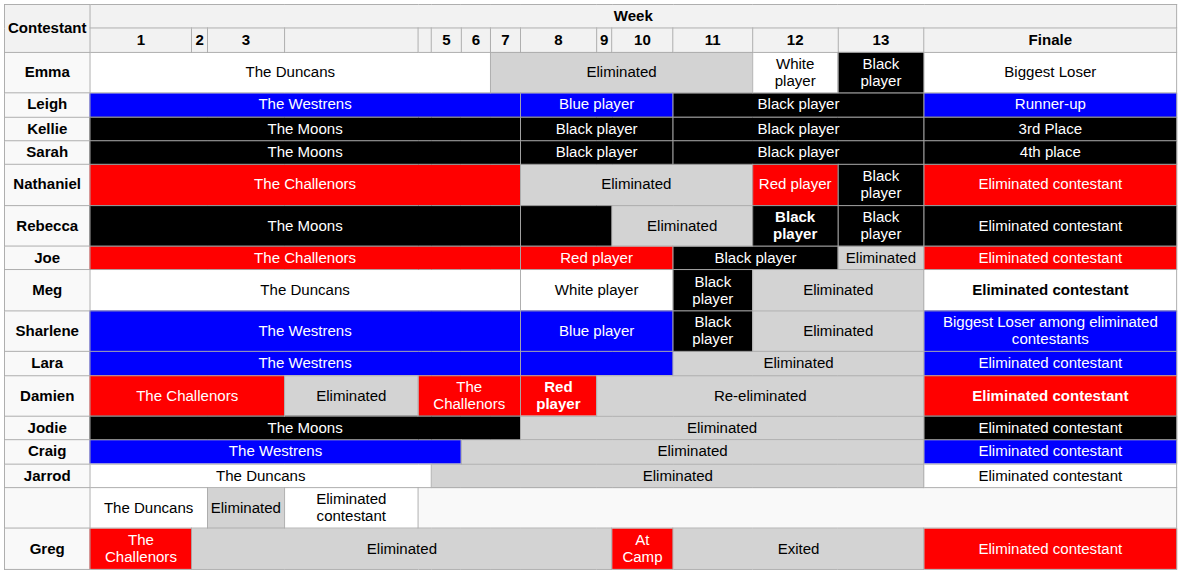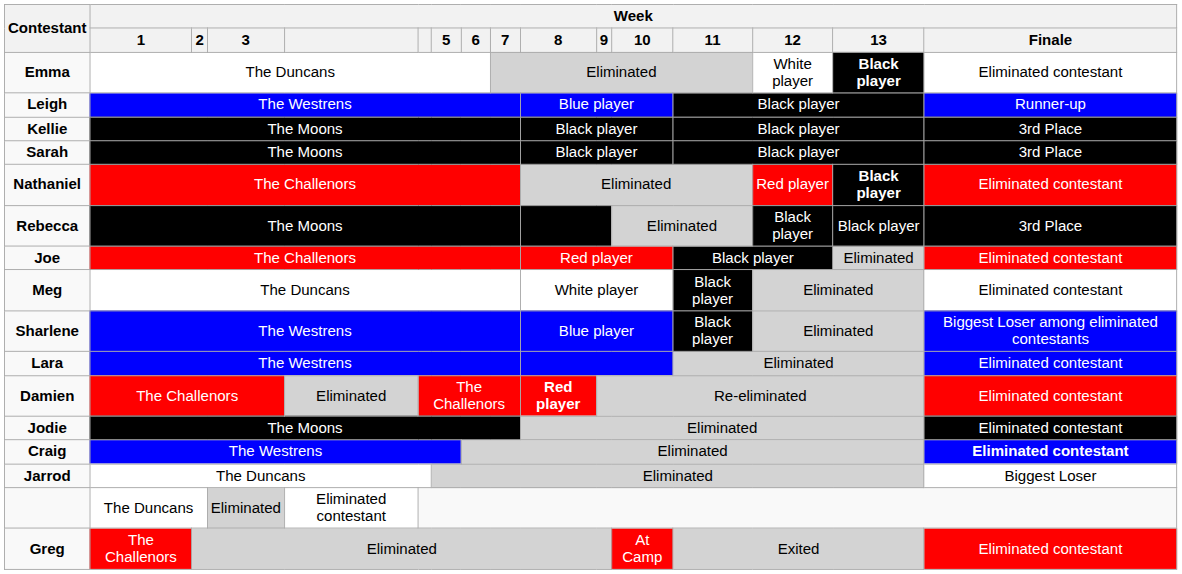(881, 72) normal -> (879, 72) bold
(1050, 72) Biggest Loser -> (1050, 72) Eliminated contestant
(1050, 152) 4th place -> (1050, 152) 3rd Place
(881, 184) normal -> (879, 184) bold
(795, 225) bold -> (793, 225) normal
(1050, 225) Eliminated contestant -> (1050, 225) 3rd Place
(1050, 290) bold -> (1050, 290) normal
(1050, 395) bold -> (1050, 395) normal
(1050, 451) normal -> (1050, 451) bold
(1050, 475) Eliminated contestant -> (1050, 475) Biggest Loser
